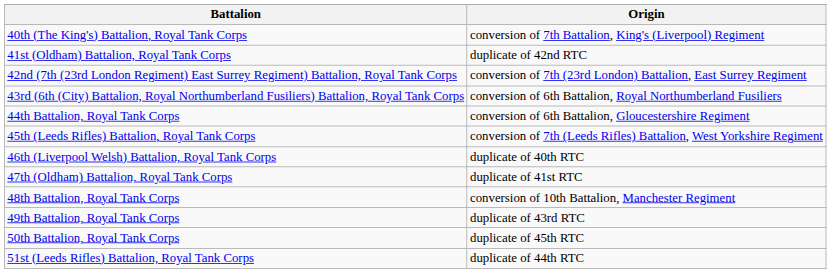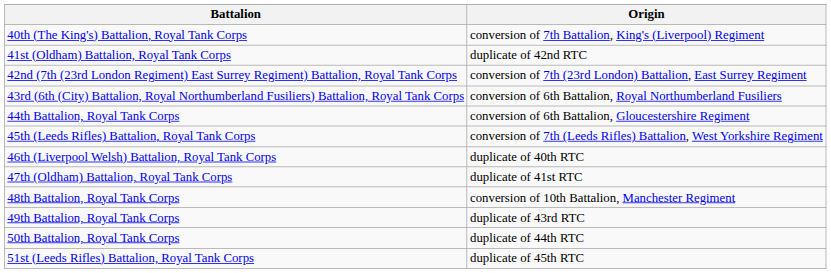(527, 237) duplicate of 45th RTC -> (527, 237) duplicate of 44th RTC
(527, 258) duplicate of 44th RTC -> (527, 258) duplicate of 45th RTC
